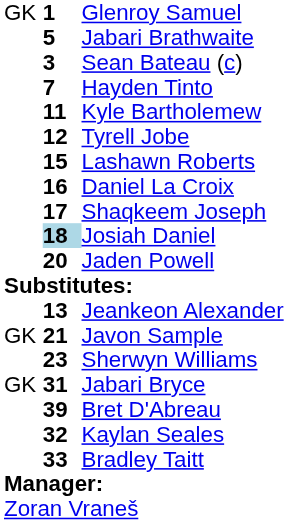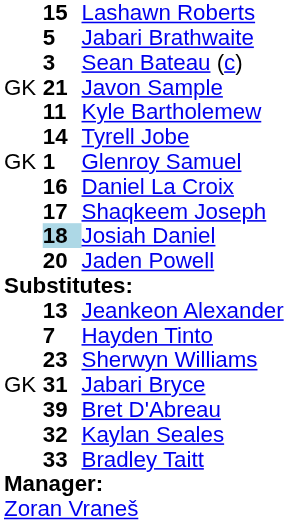rows swapped: (161, 12) <-> (168, 161)
rows swapped: (147, 87) <-> (152, 335)
(55, 136) 12 -> (55, 136) 14
